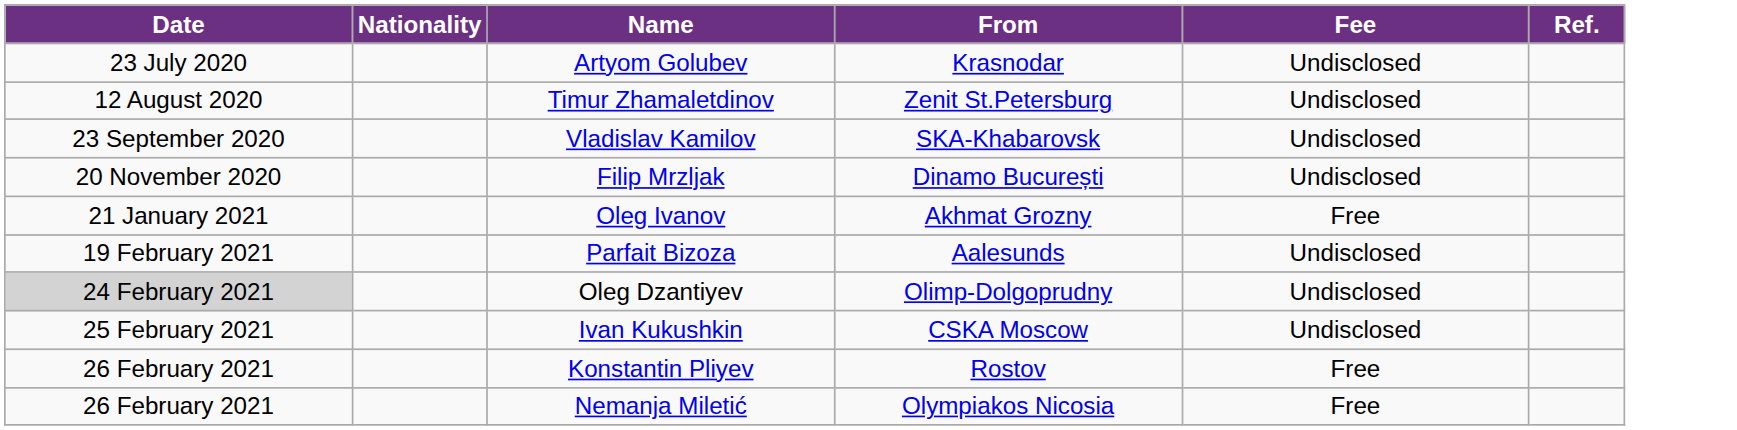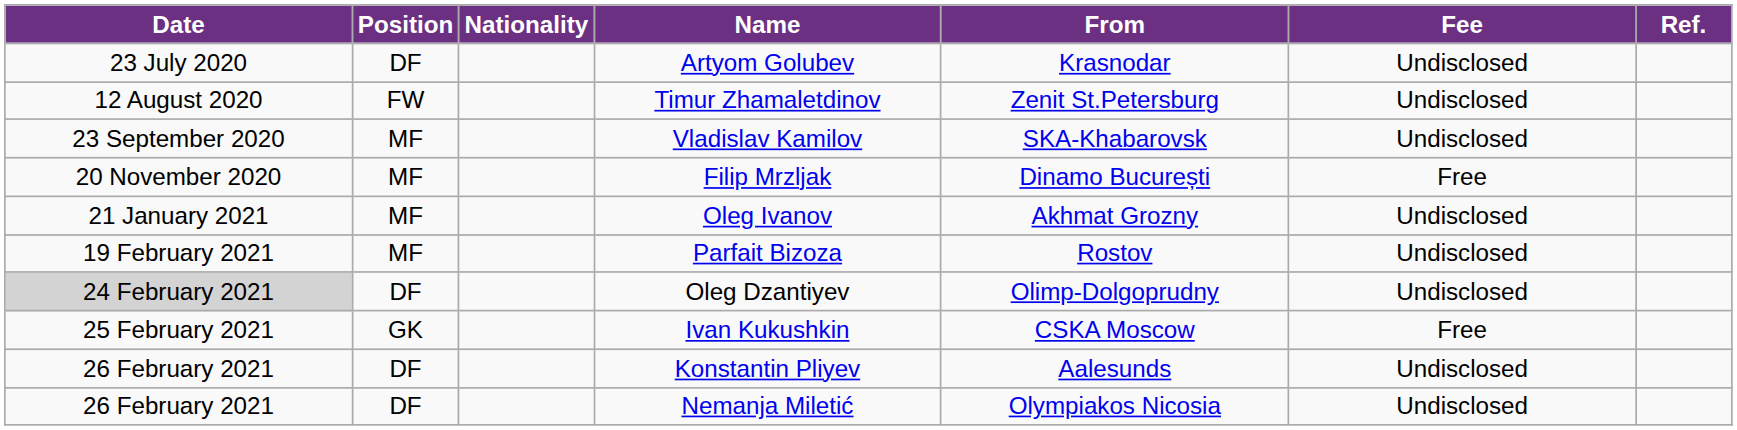+ column: (406, 24)
(1355, 177) Undisclosed -> (1462, 177) Free
(1355, 215) Free -> (1462, 215) Undisclosed
(1008, 254) Aalesunds -> (1115, 254) Rostov
(1355, 330) Undisclosed -> (1462, 330) Free
(1008, 368) Rostov -> (1115, 368) Aalesunds
(1355, 368) Free -> (1462, 368) Undisclosed
(1355, 407) Free -> (1462, 407) Undisclosed
